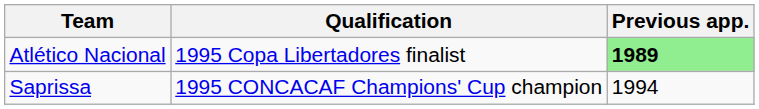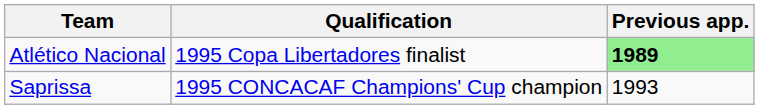(635, 87) 1994 -> (635, 87) 1993
